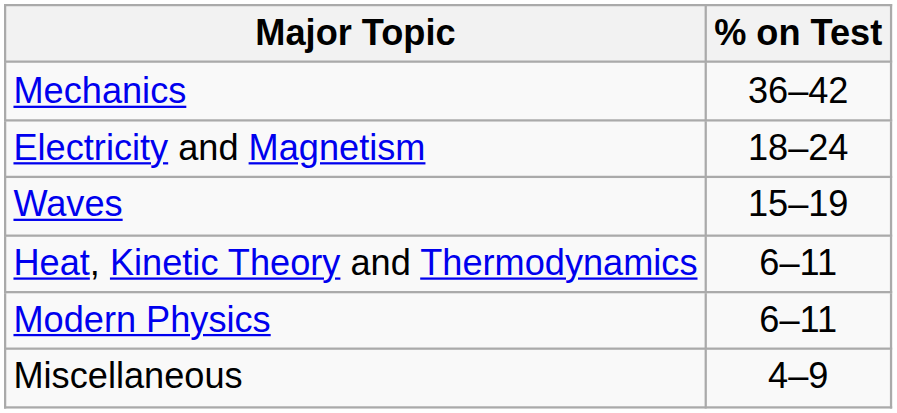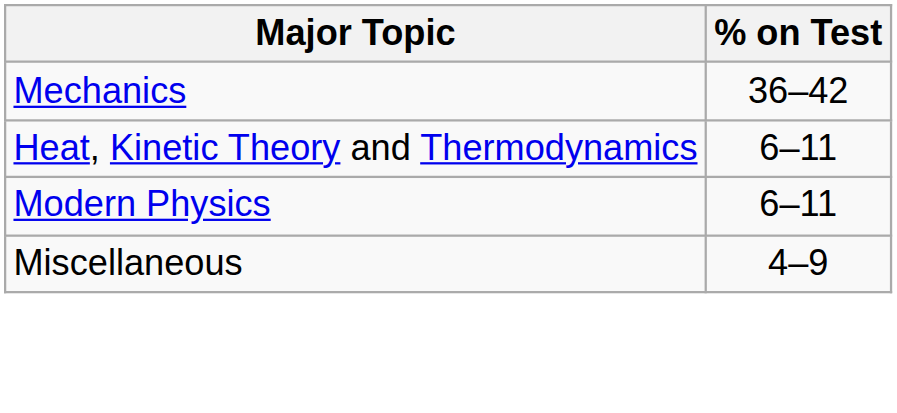- row: (219, 147)
- row: (68, 205)
